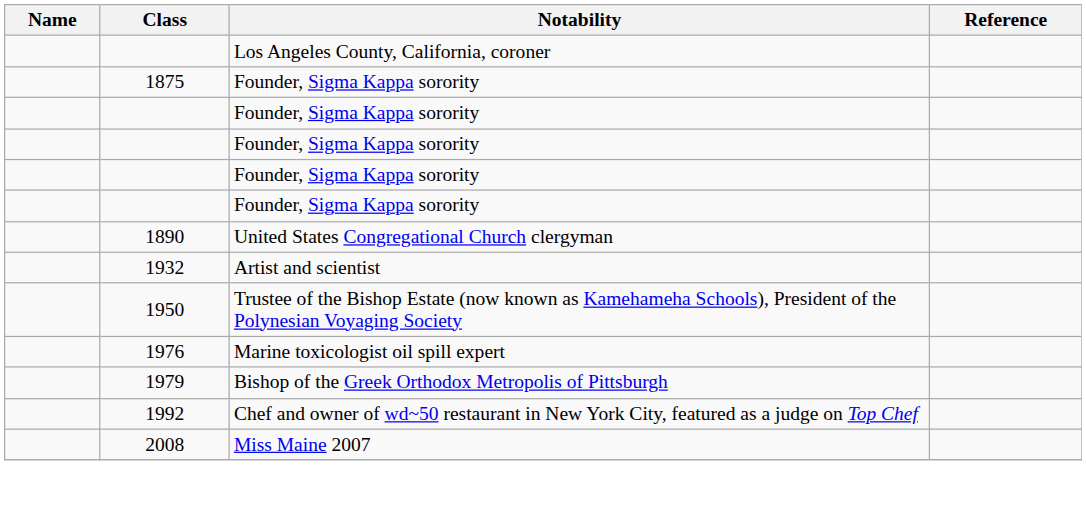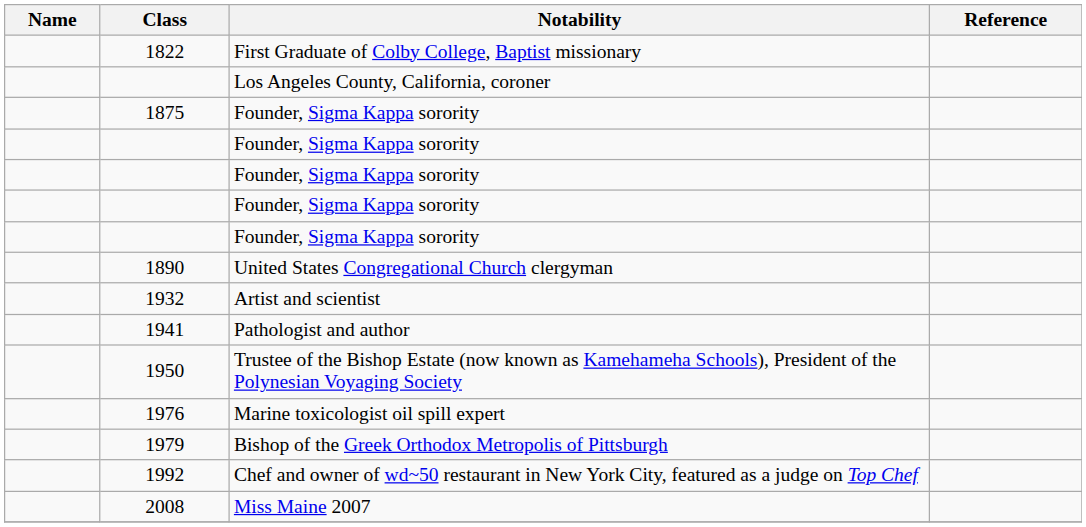+ row: (165, 50)
+ row: (165, 329)
